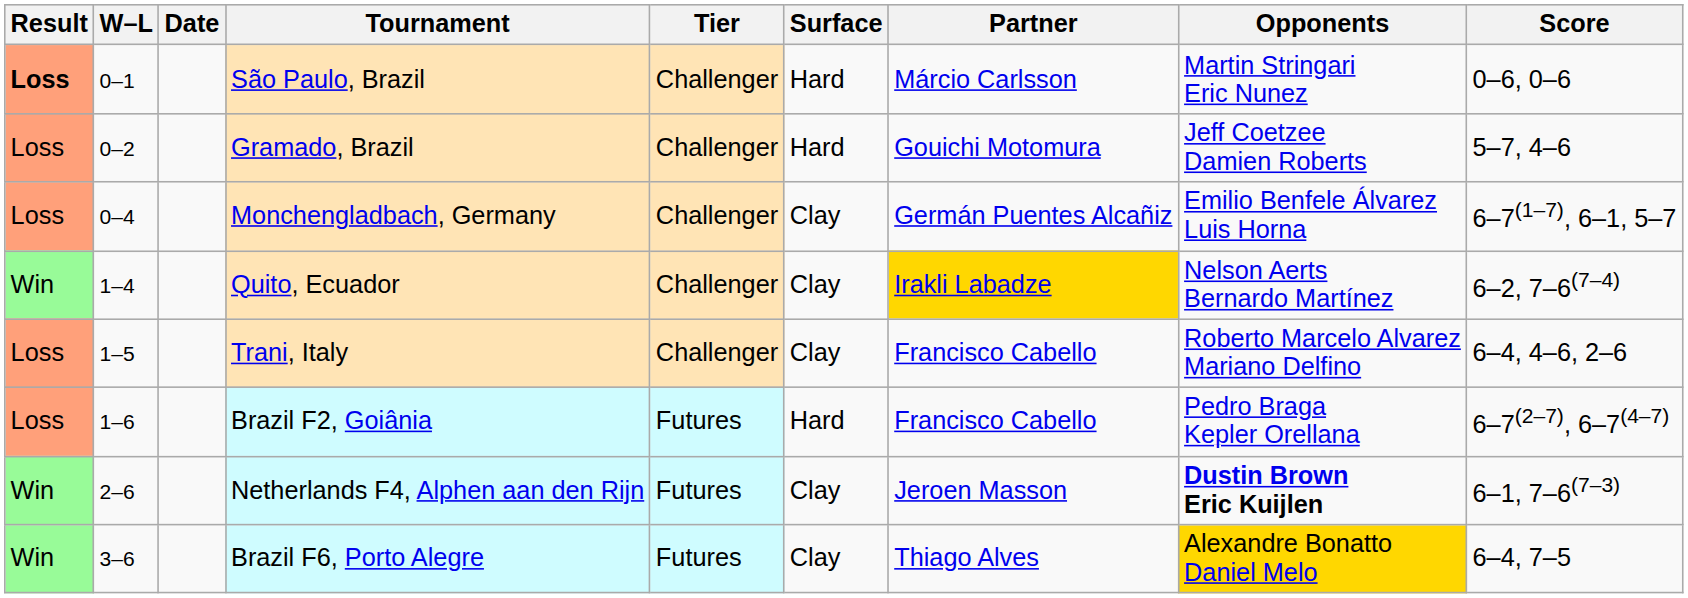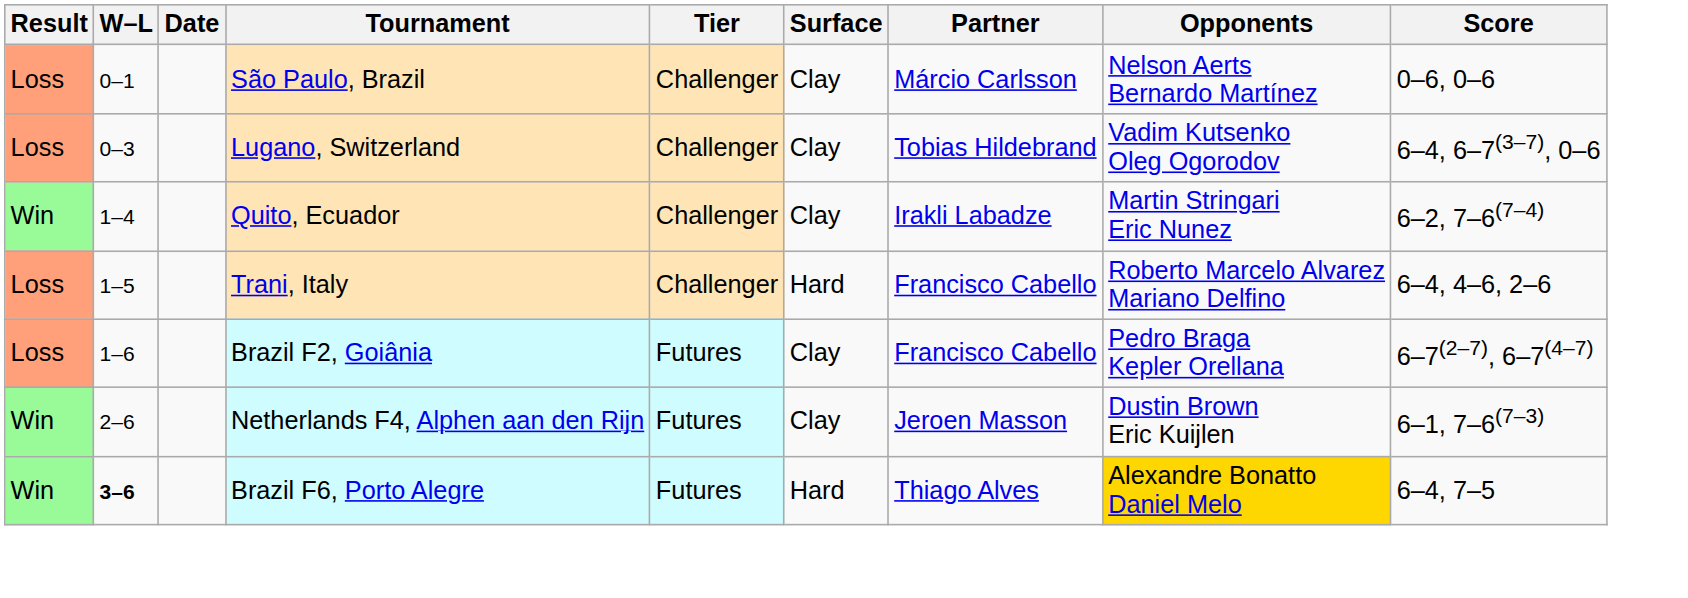(40, 78) bold -> (37, 78) normal
(817, 78) Hard -> (815, 78) Clay
(1270, 78) Martin Stringari Eric Nunez -> (1213, 78) Nelson Aerts Bernardo Martínez
- row: (322, 147)
+ row: (346, 147)
- row: (393, 215)
(973, 284) gold background -> (973, 215) no background
(1289, 284) Nelson Aerts Bernardo Martínez -> (1194, 215) Martin Stringari Eric Nunez
(815, 352) Clay -> (817, 284) Hard
(817, 421) Hard -> (815, 352) Clay
(1266, 490) bold -> (1183, 421) normal
(117, 560) normal -> (117, 490) bold
(815, 558) Clay -> (817, 490) Hard
